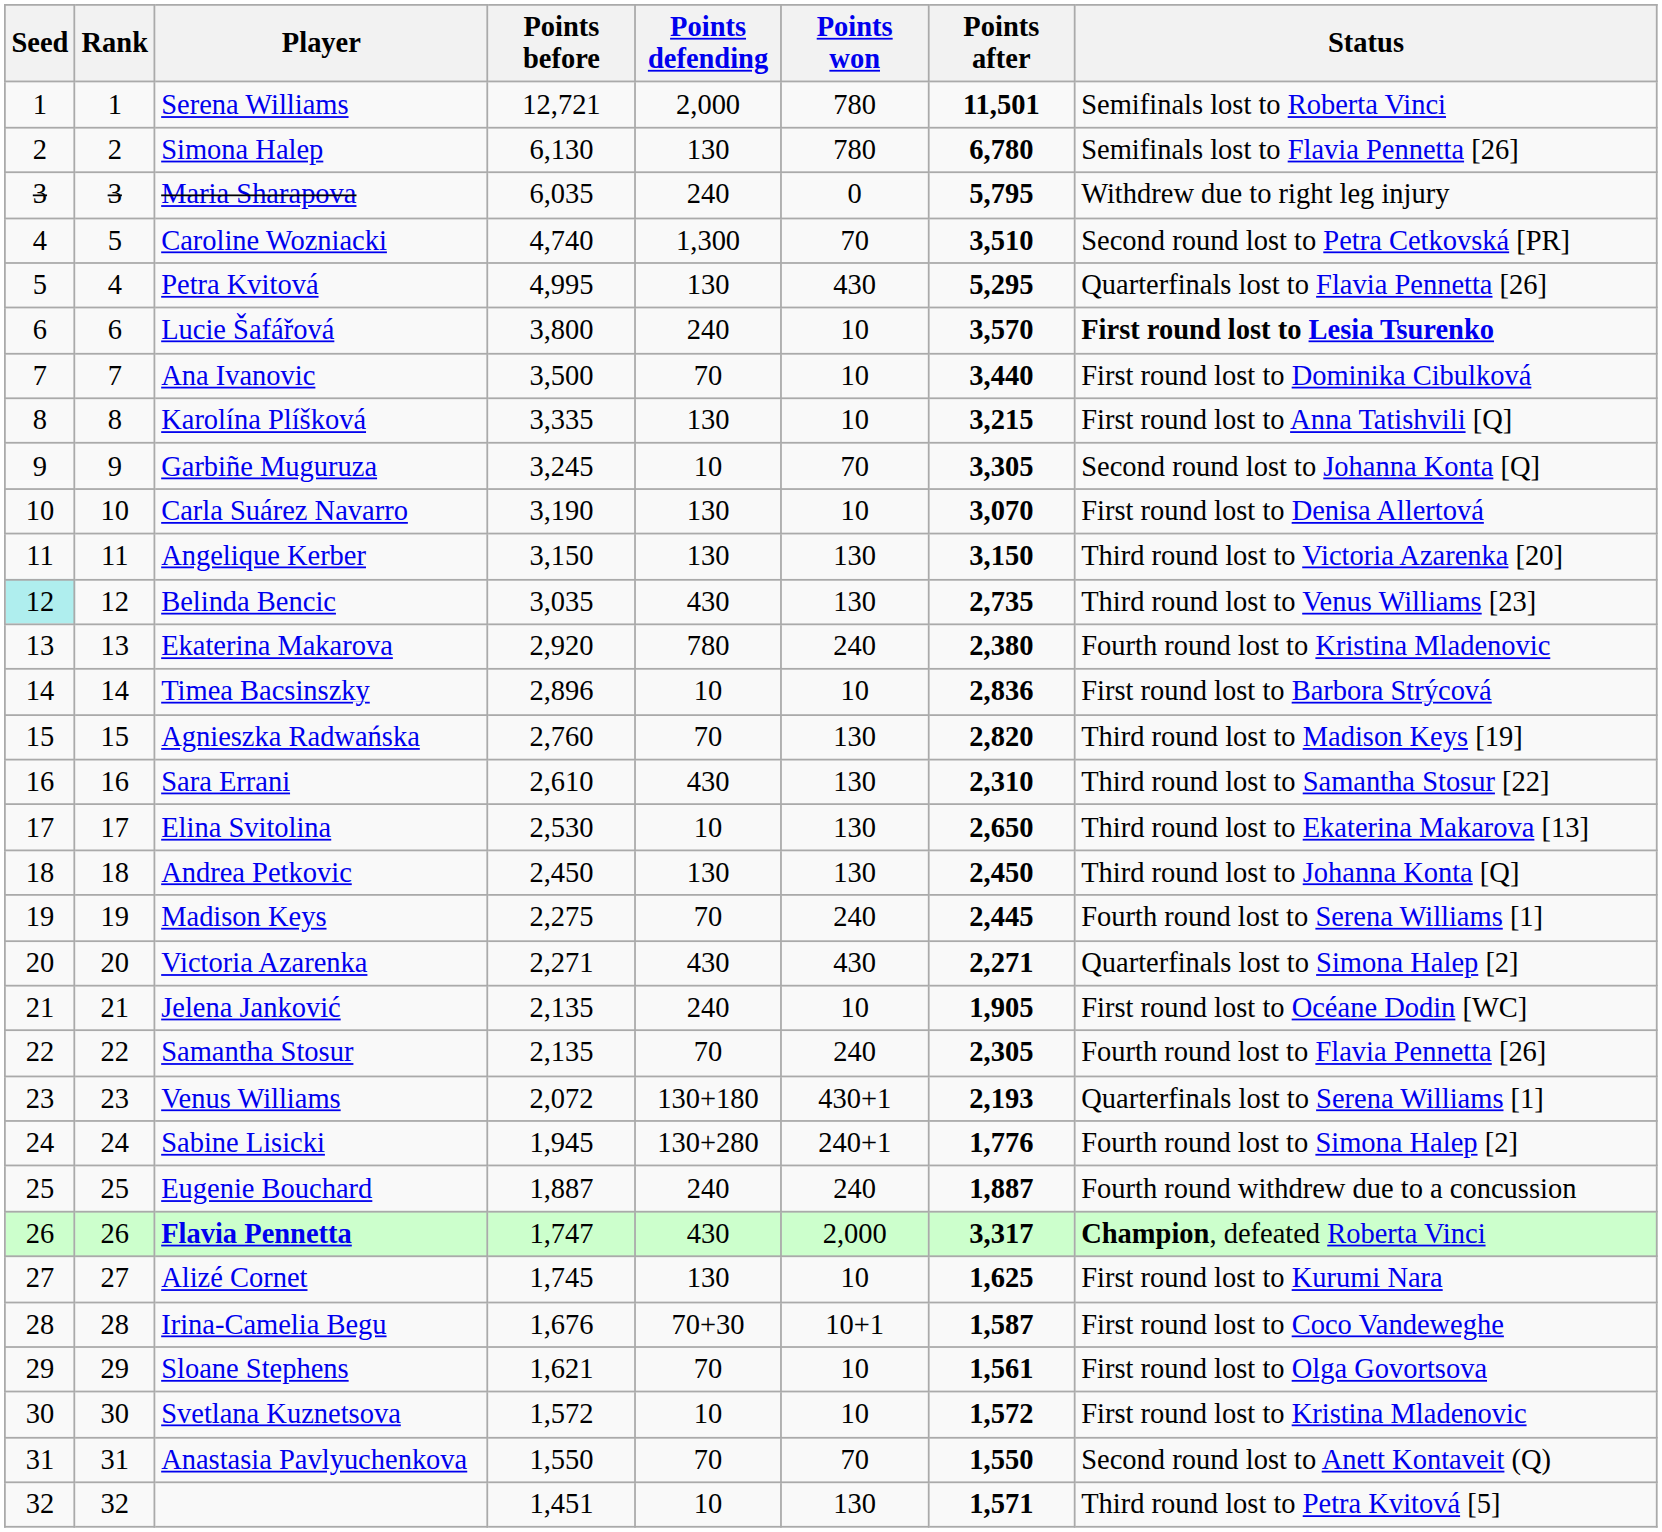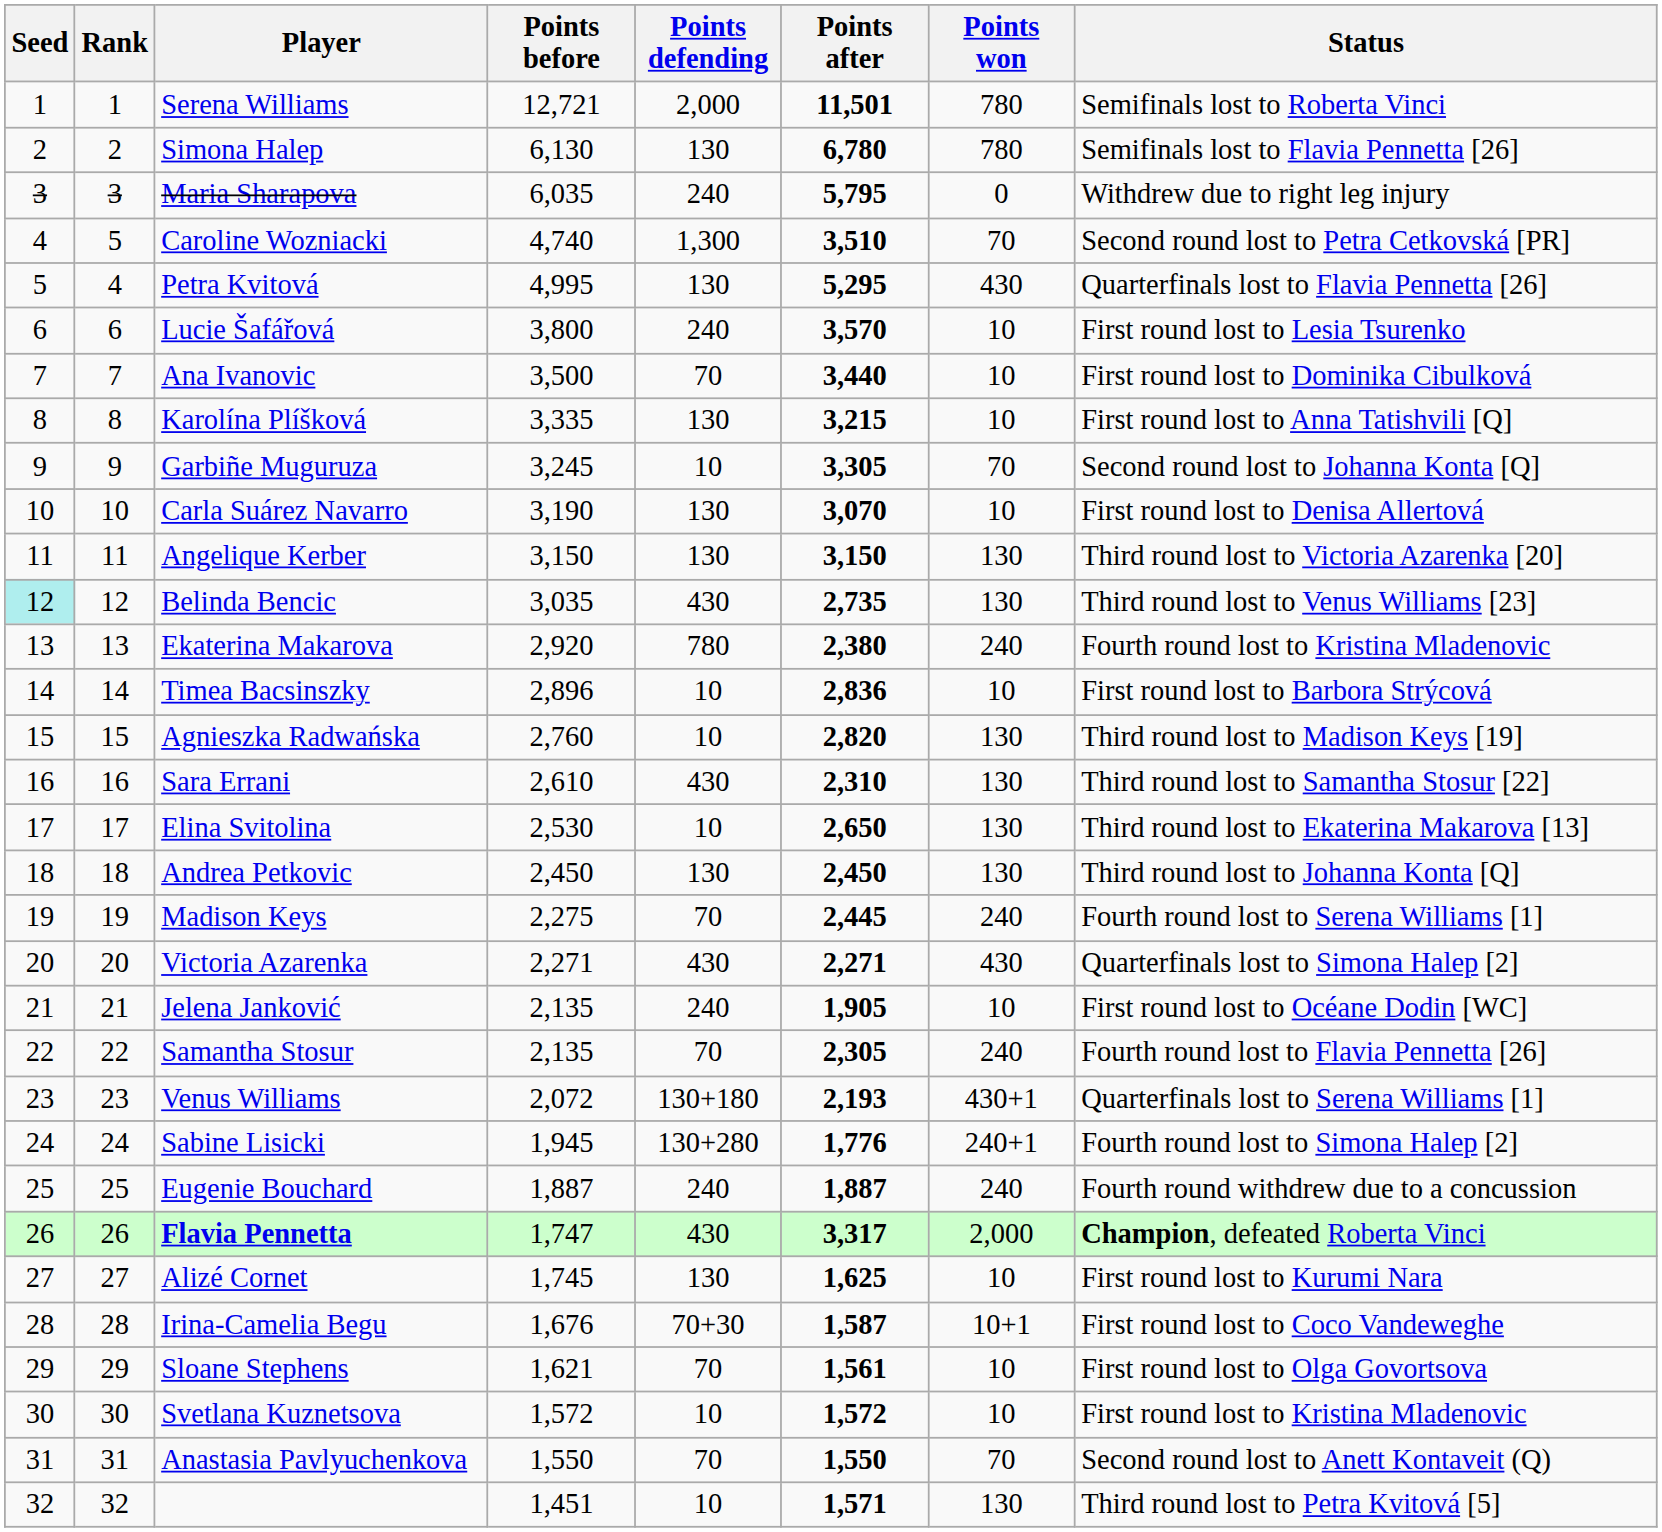columns swapped: (855, 43) <-> (1001, 43)
(1288, 330) bold -> (1273, 330) normal
(708, 736) 70 -> (708, 736) 10
